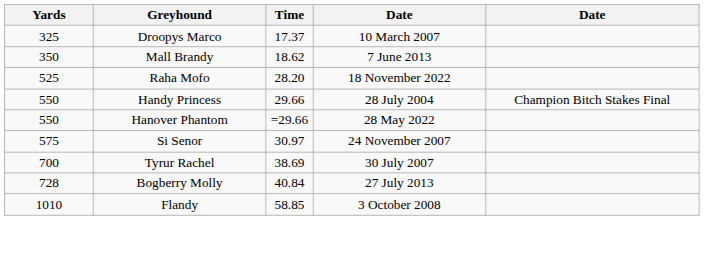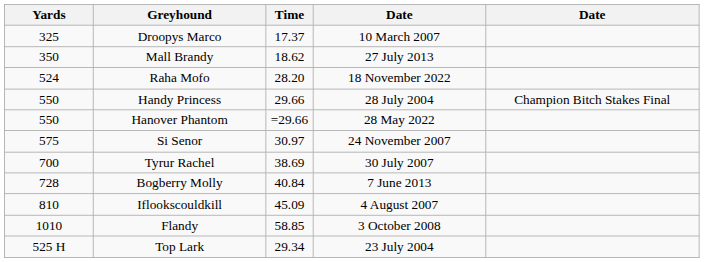(399, 57) 7 June 2013 -> (399, 57) 27 July 2013
(49, 78) 525 -> (49, 78) 524
(399, 183) 27 July 2013 -> (399, 183) 7 June 2013
+ row: (180, 204)
+ row: (180, 246)
